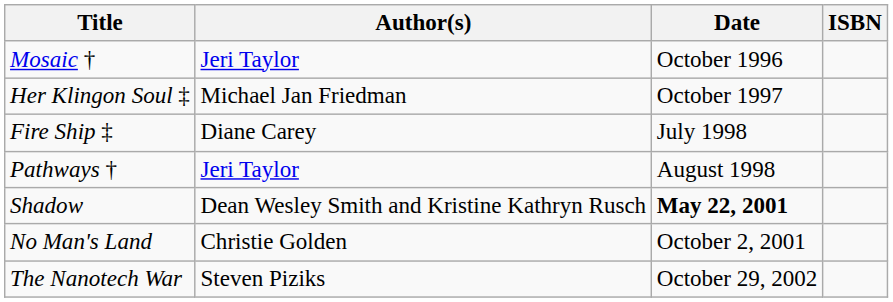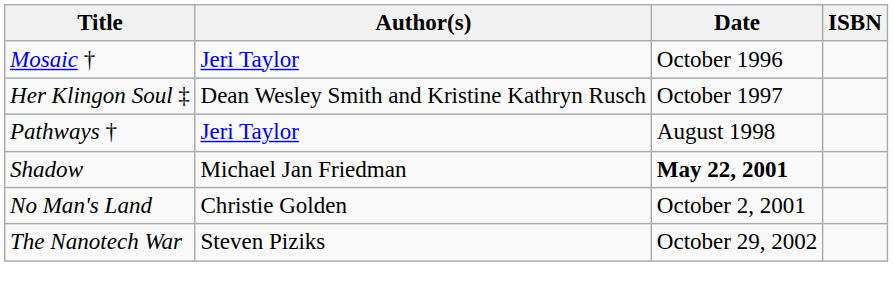(304, 95) Michael Jan Friedman -> (423, 95) Dean Wesley Smith and Kristine Kathryn Rusch
- row: (61, 132)
(423, 205) Dean Wesley Smith and Kristine Kathryn Rusch -> (304, 168) Michael Jan Friedman
